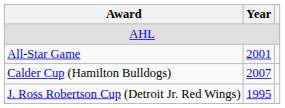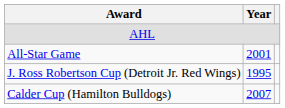rows swapped: (89, 73) <-> (124, 93)
